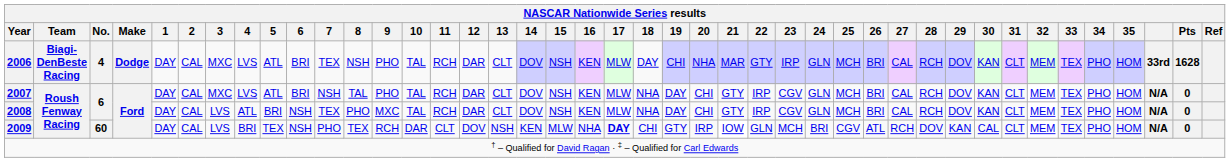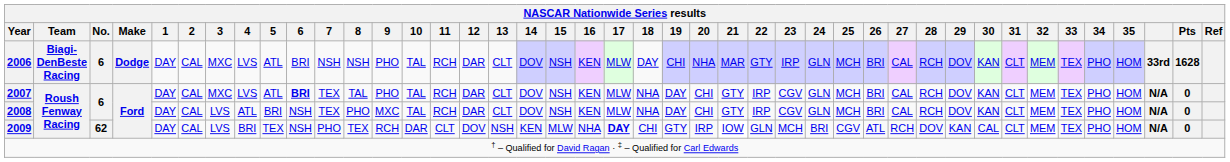(101, 62) 4 -> (101, 62) 6
(329, 62) TEX -> (329, 62) NSH
(300, 93) normal -> (300, 93) bold
(329, 93) NSH -> (329, 93) TEX
(101, 129) 60 -> (101, 129) 62
